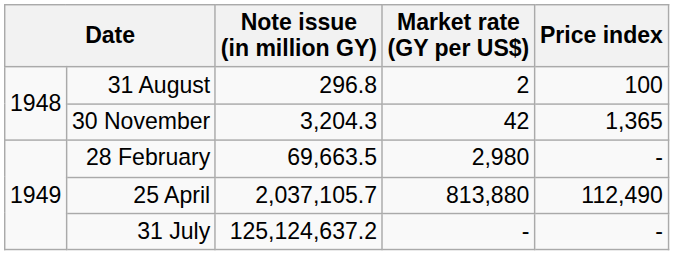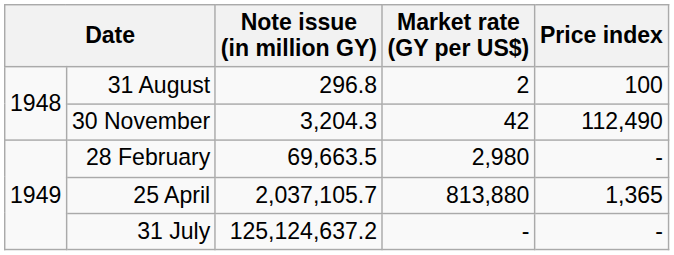(634, 121) 1,365 -> (622, 121) 112,490
(622, 194) 112,490 -> (634, 194) 1,365
